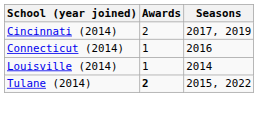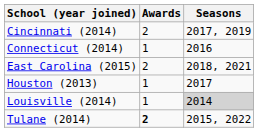+ row: (72, 66)
+ row: (52, 84)
(199, 66) no background -> (199, 101) lightgrey background
